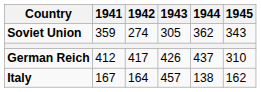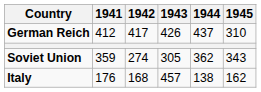rows swapped: (44, 33) <-> (48, 58)
(105, 77) 167 -> (105, 77) 176
(138, 77) 164 -> (138, 77) 168
